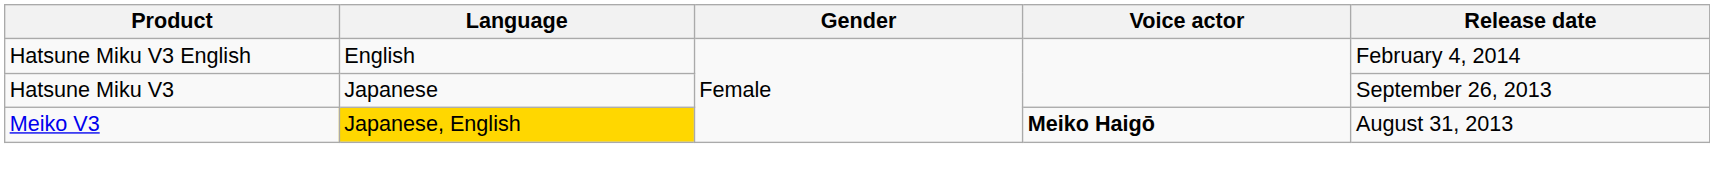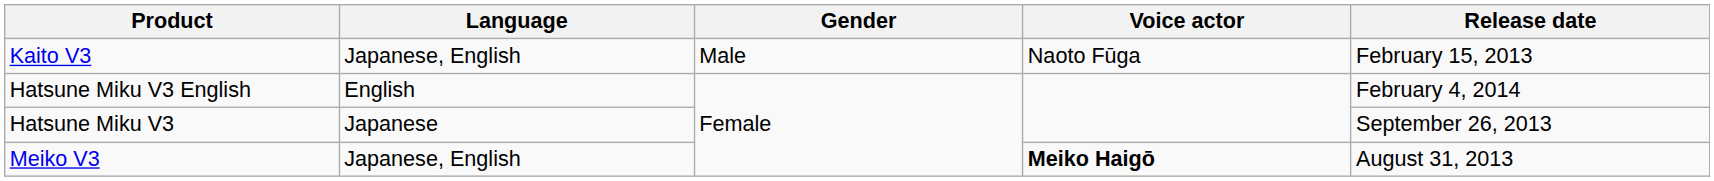+ row: (50, 55)
(432, 124) gold background -> (432, 158) no background
